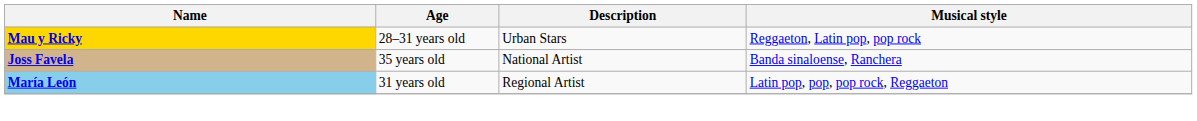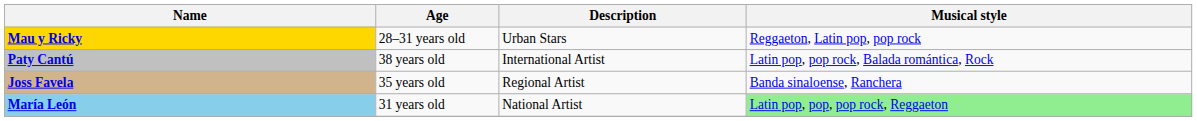+ row: (41, 60)
(542, 60) National Artist -> (543, 83) Regional Artist
(543, 83) Regional Artist -> (542, 105) National Artist
(849, 83) no background -> (849, 105) lightgreen background
